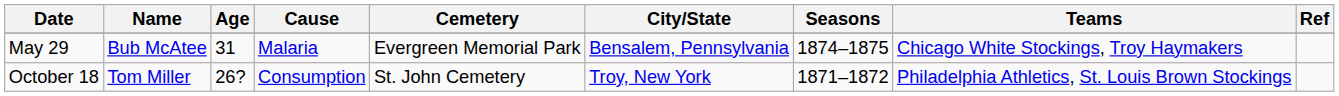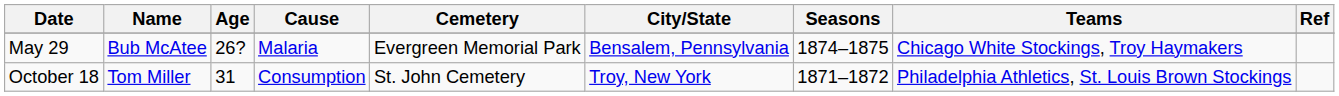(225, 47) 31 -> (230, 47) 26?
(230, 76) 26? -> (225, 76) 31
